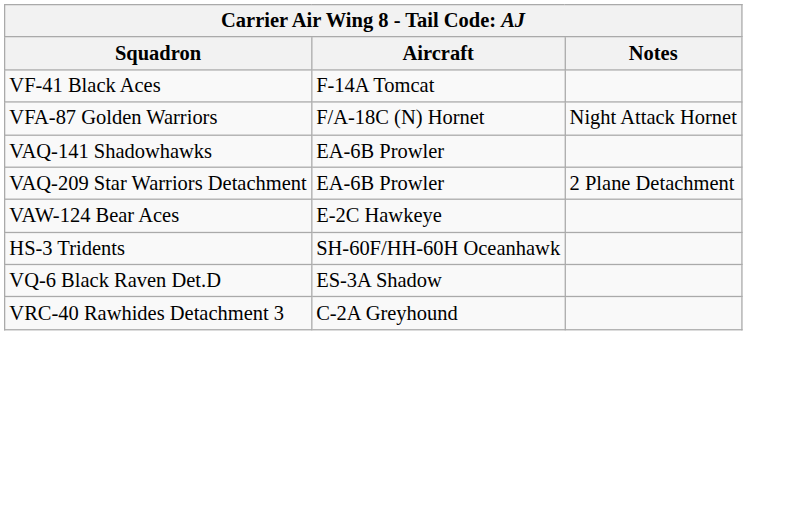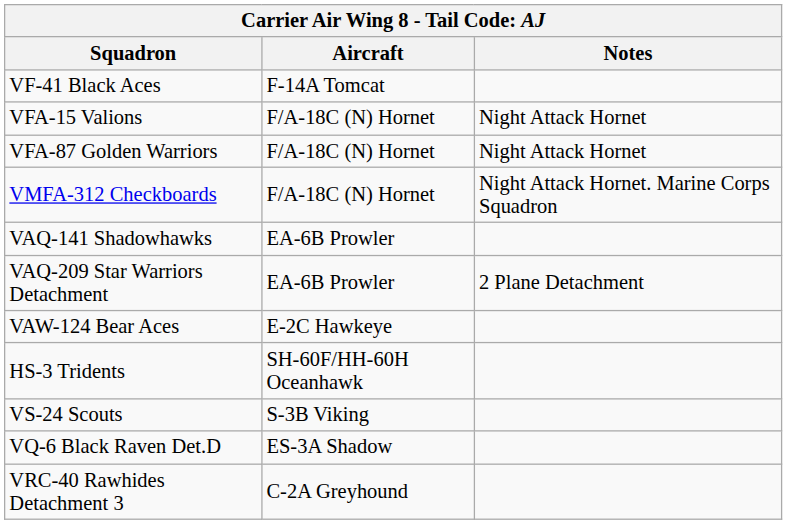+ row: (76, 118)
+ row: (113, 194)
+ row: (66, 414)
